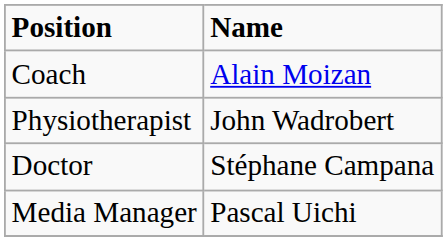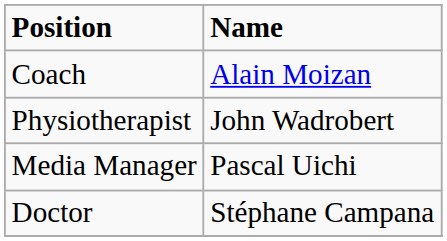rows swapped: (52, 166) <-> (104, 212)
